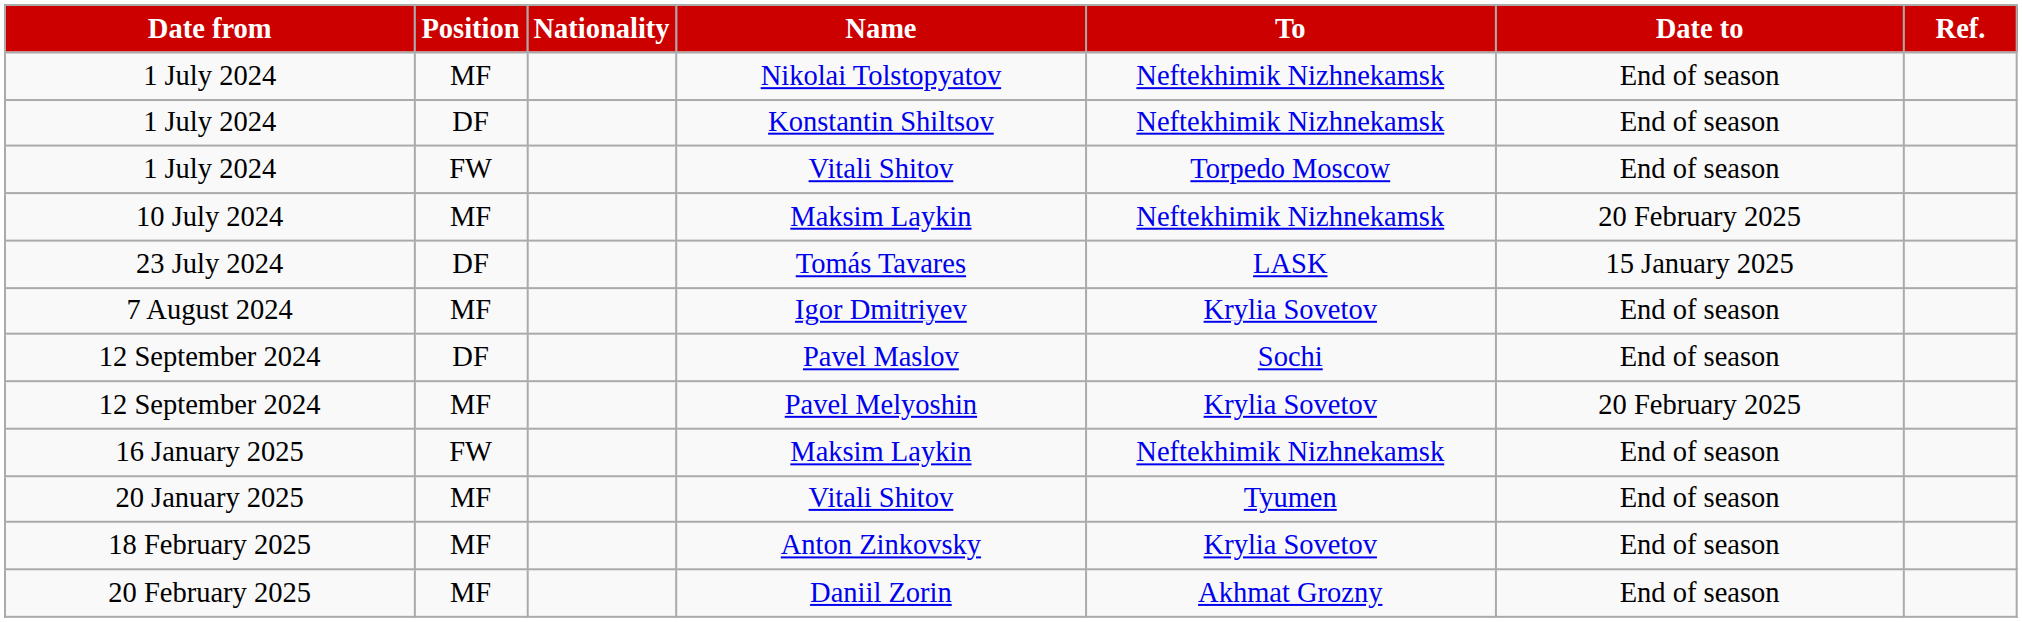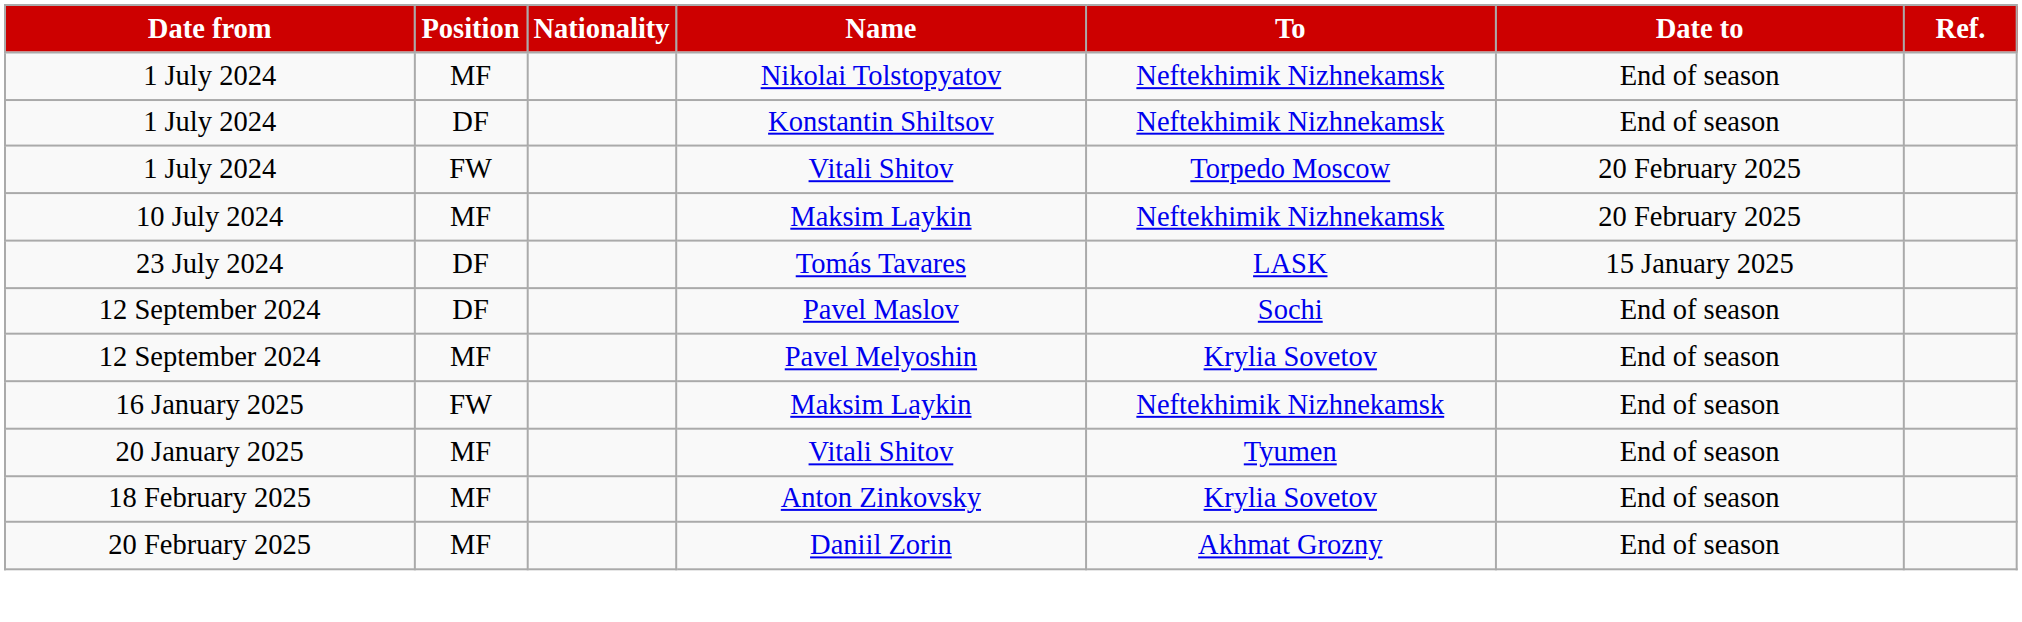(1700, 169) End of season -> (1700, 169) 20 February 2025
- row: (210, 310)
(1700, 404) 20 February 2025 -> (1700, 357) End of season
